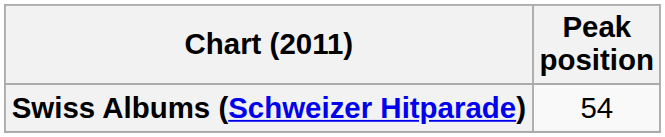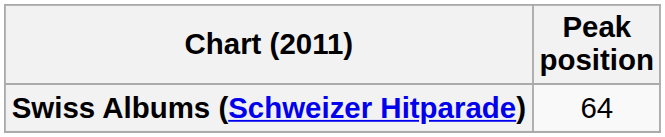(597, 107) 54 -> (597, 107) 64
